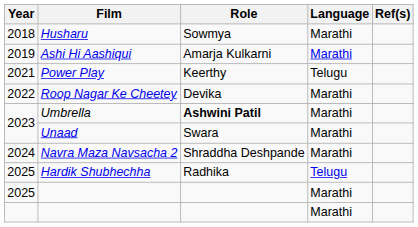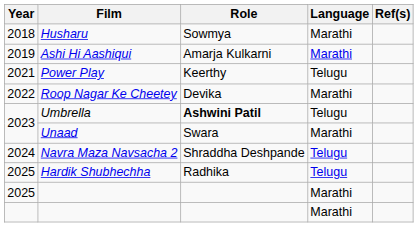(331, 113) Marathi -> (329, 113) Telugu
(331, 152) Marathi -> (329, 152) Telugu
